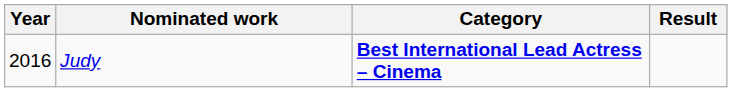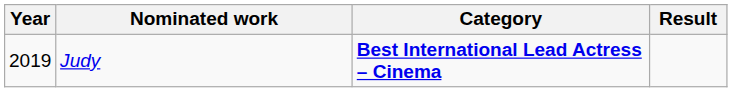(30, 60) 2016 -> (30, 60) 2019
